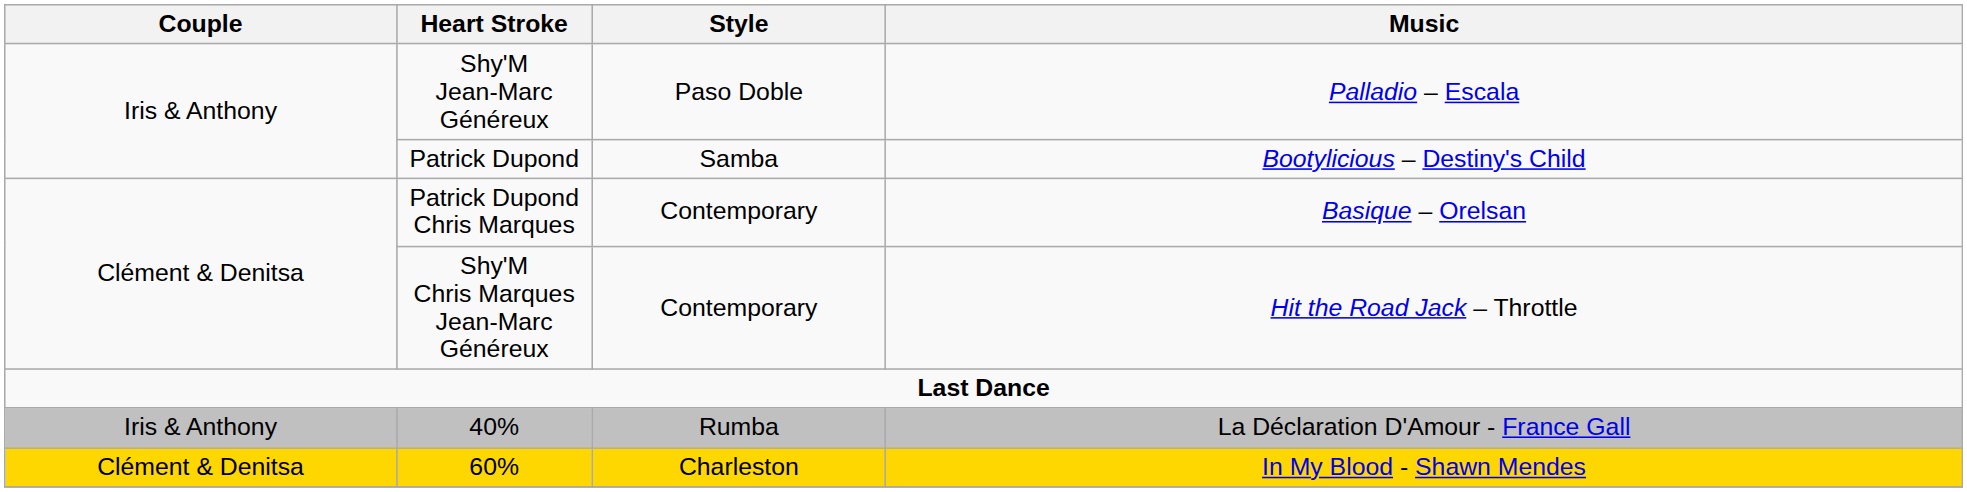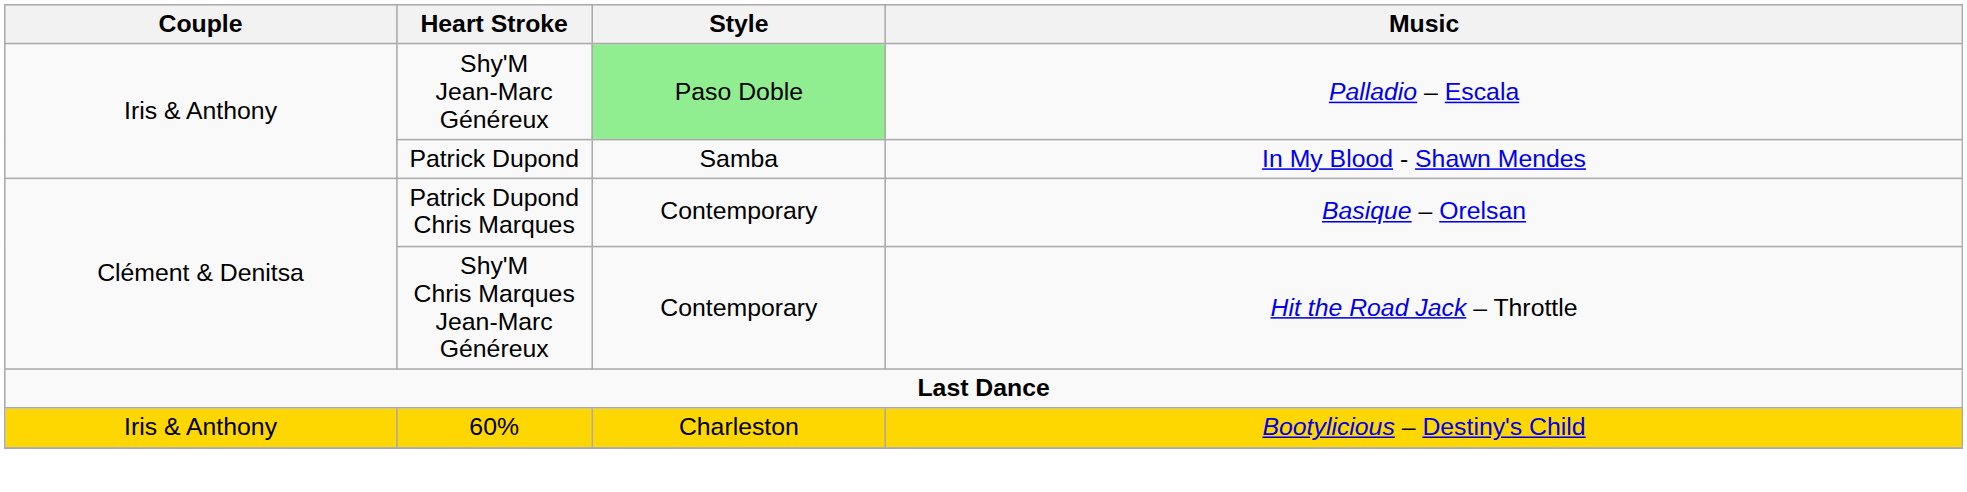(739, 91) no background -> (739, 91) lightgreen background
(1424, 158) Bootylicious – Destiny's Child -> (1424, 158) In My Blood - Shawn Mendes
- row: (494, 427)
(201, 466) Clément & Denitsa -> (201, 427) Iris & Anthony
(1424, 466) In My Blood - Shawn Mendes -> (1424, 427) Bootylicious – Destiny's Child
